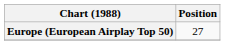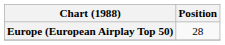(198, 31) 27 -> (198, 31) 28
